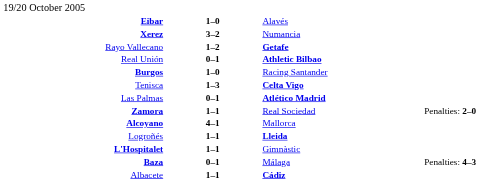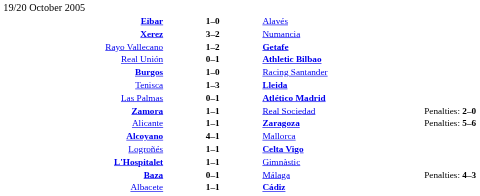(283, 85) Celta Vigo -> (275, 85) Lleida
+ row: (148, 123)
(275, 136) Lleida -> (283, 149) Celta Vigo
